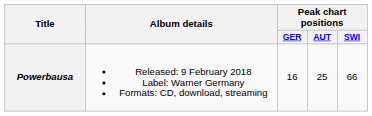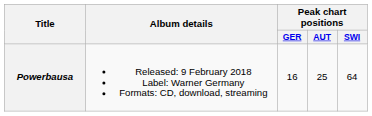(352, 77) 66 -> (352, 77) 64
